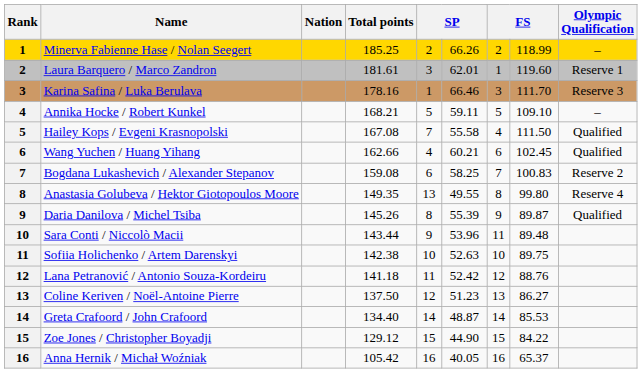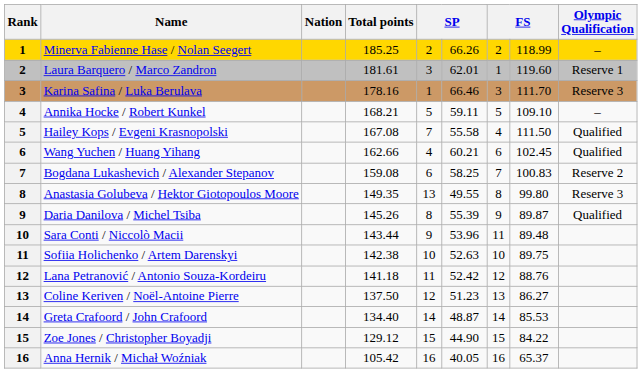(598, 193) Reserve 4 -> (598, 193) Reserve 3
